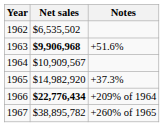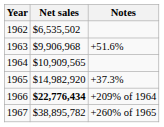(57, 46) bold -> (57, 46) normal
(59, 63) $10,909,567 -> (59, 63) $10,909,565
